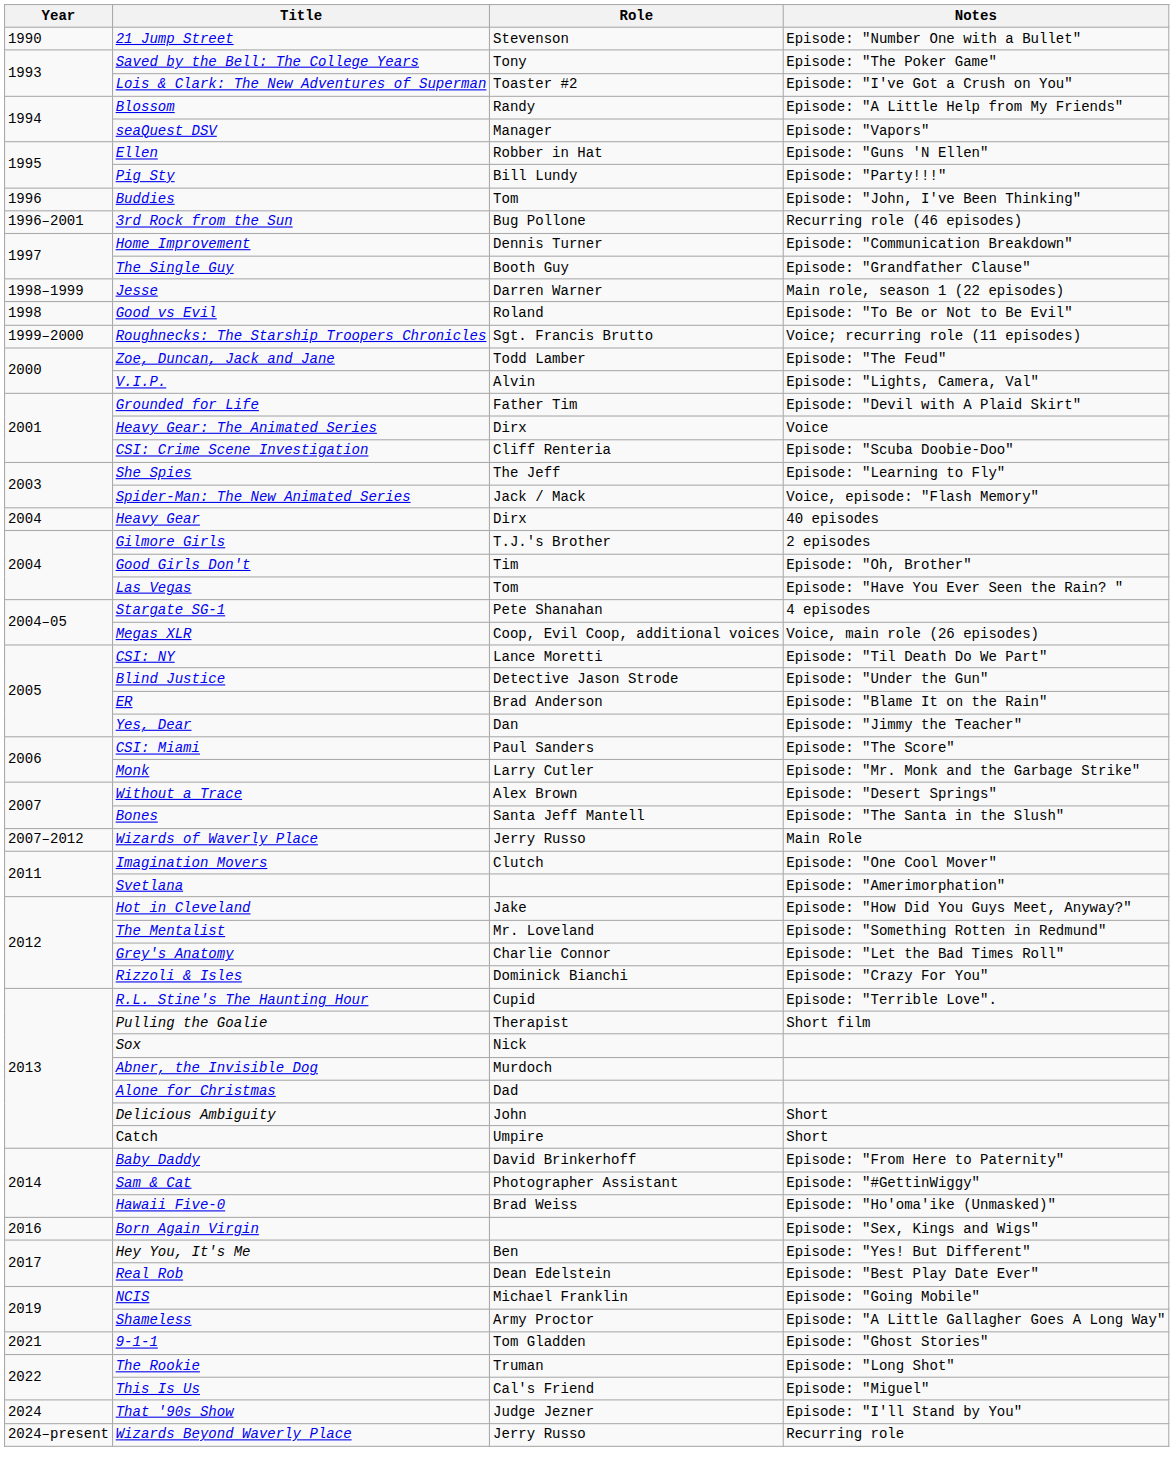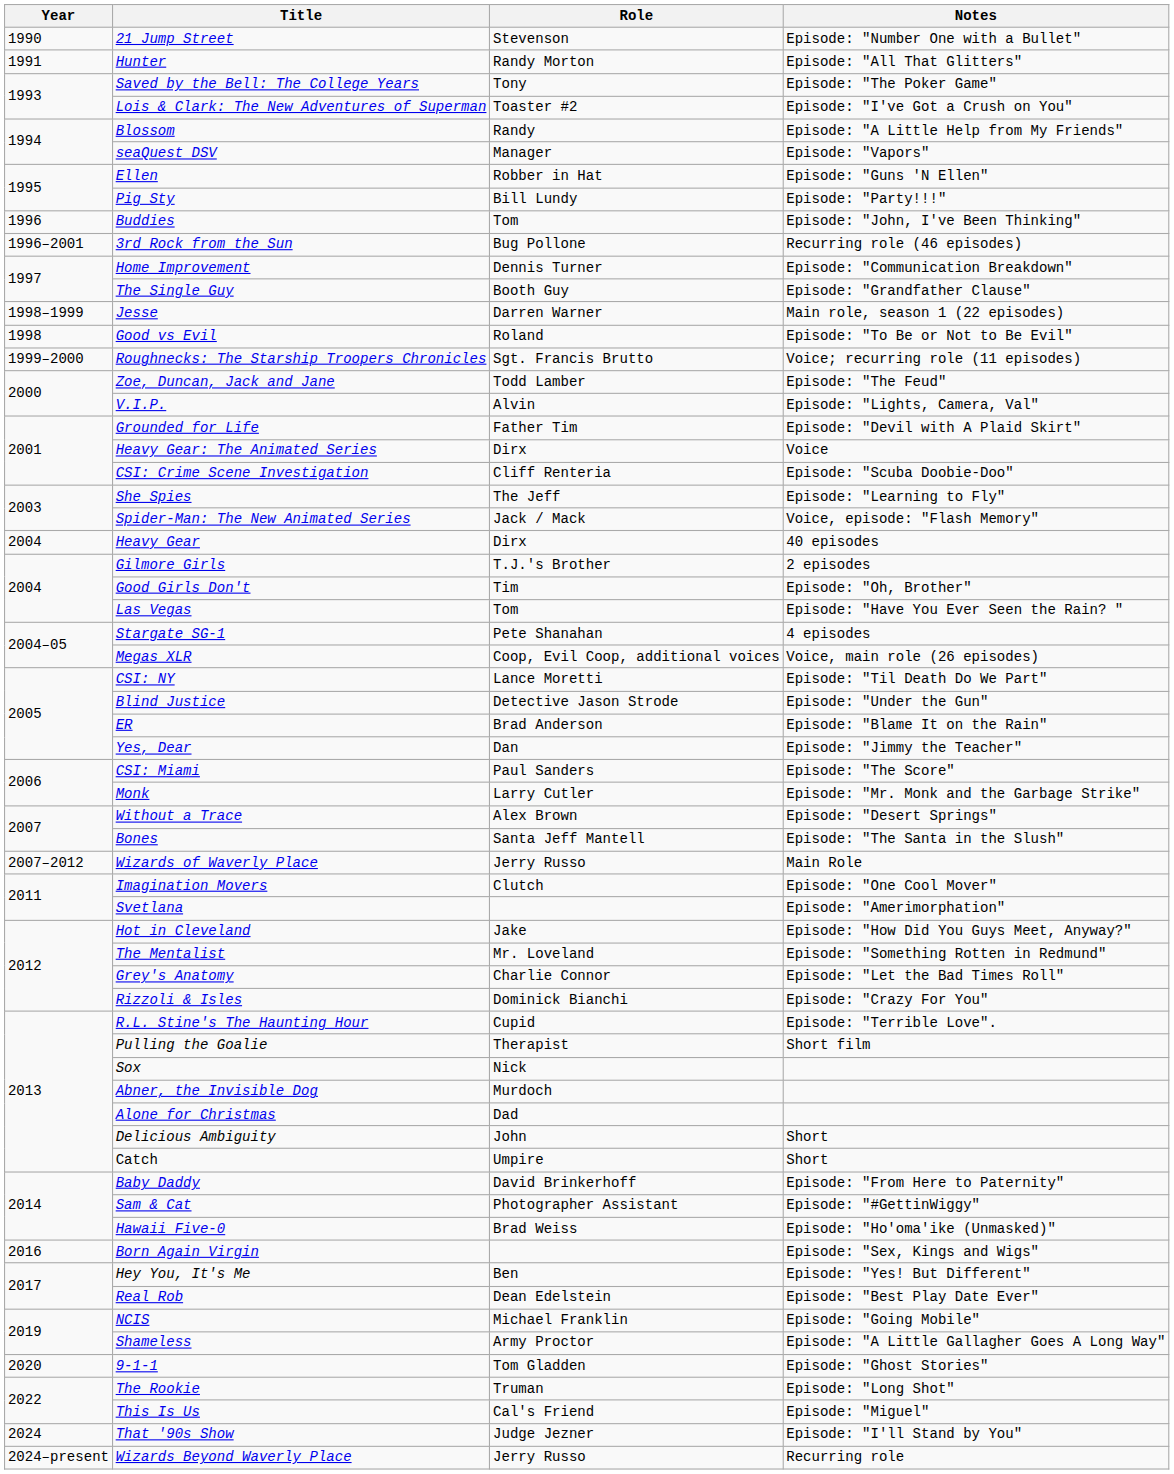+ row: (141, 62)
(25, 1343) 2021 -> (25, 1366) 2020
